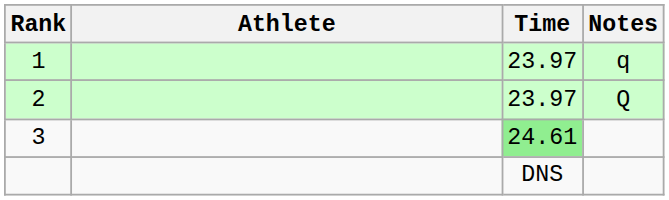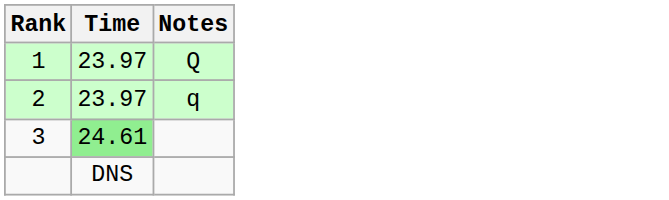- column: (287, 24)
(623, 62) q -> (193, 62) Q
(623, 100) Q -> (193, 100) q
